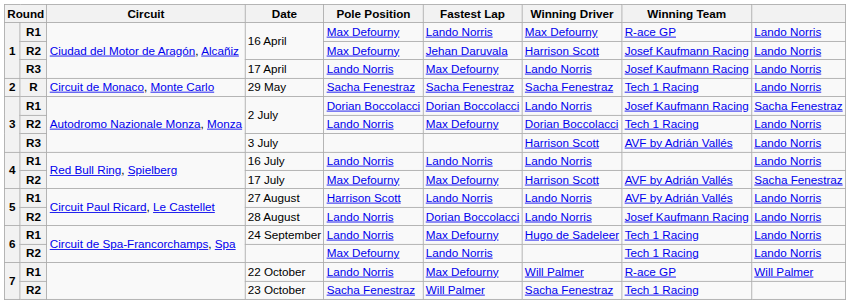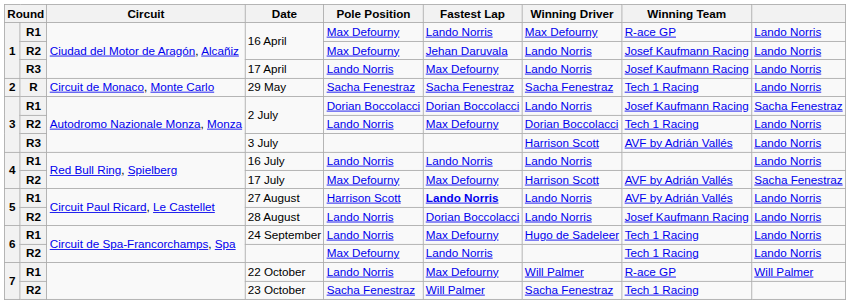(562, 50) Harrison Scott -> (558, 50) Lando Norris
(459, 198) normal -> (462, 198) bold
